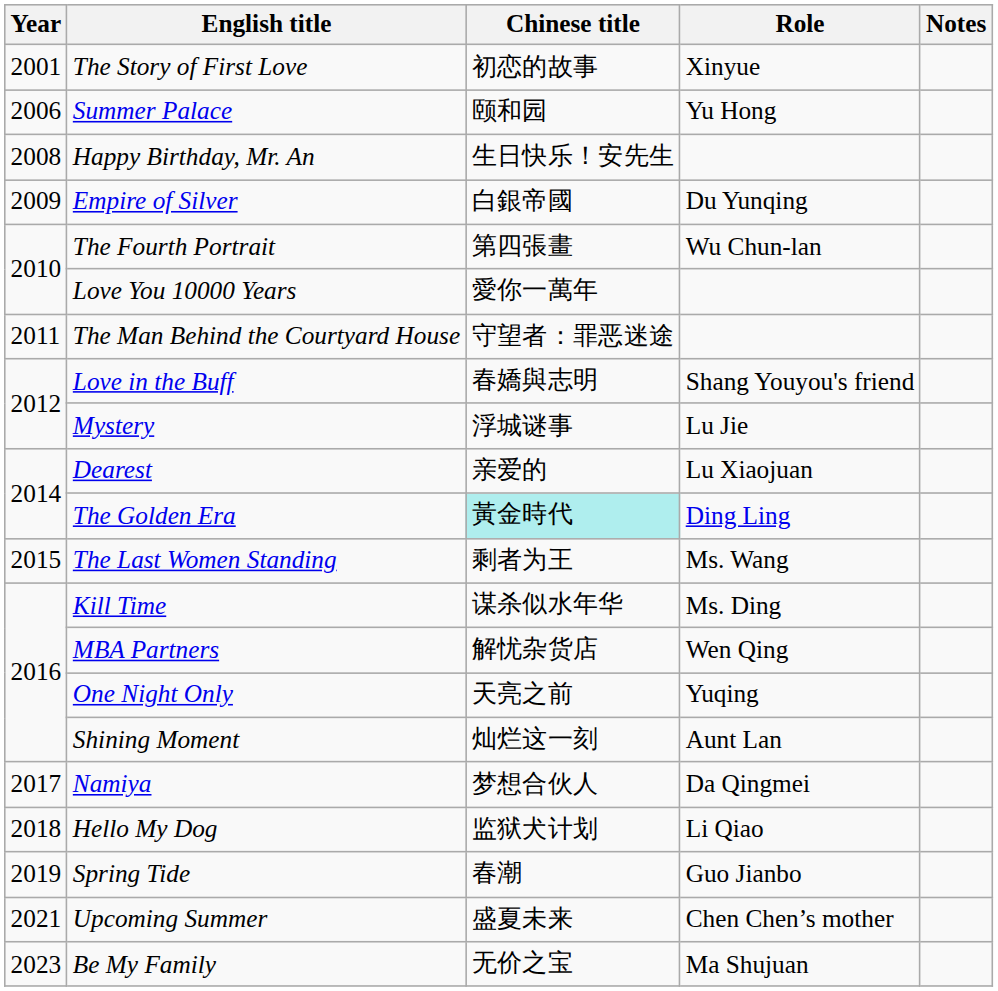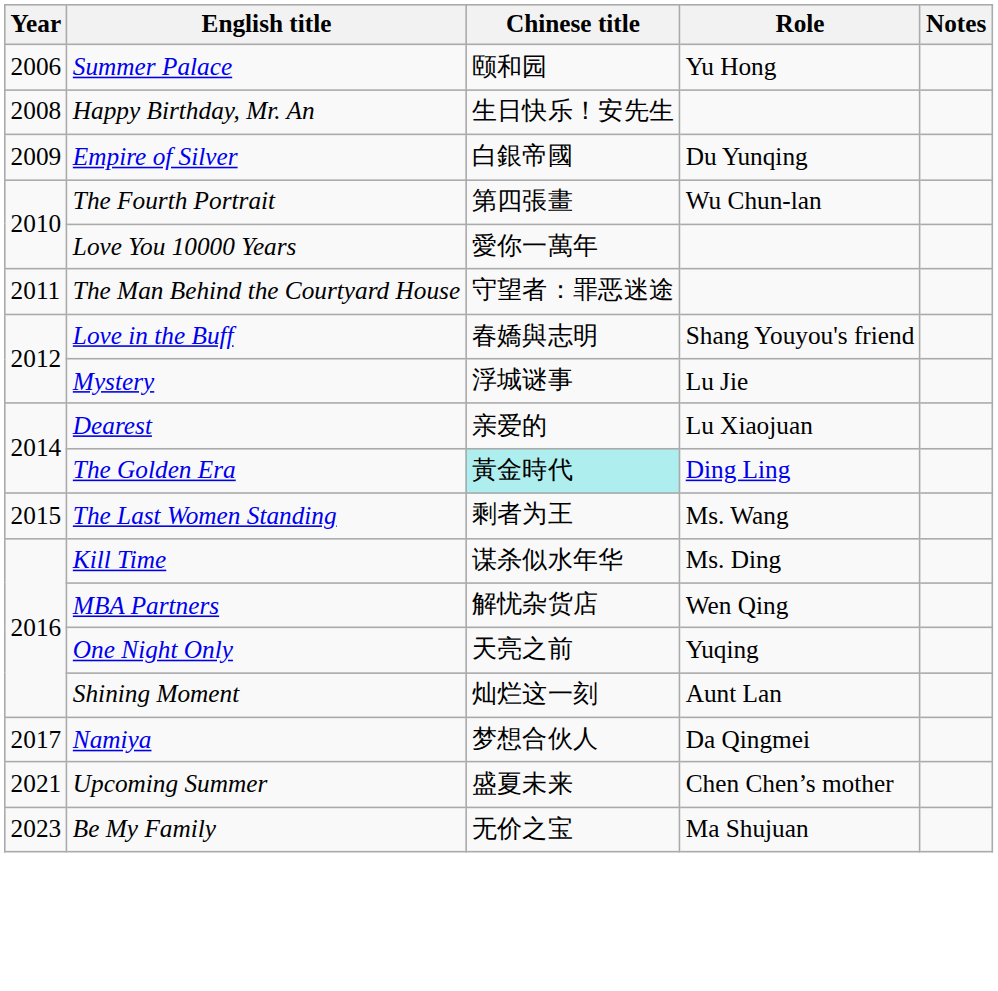- row: (190, 67)
- row: (145, 829)
- row: (131, 873)
